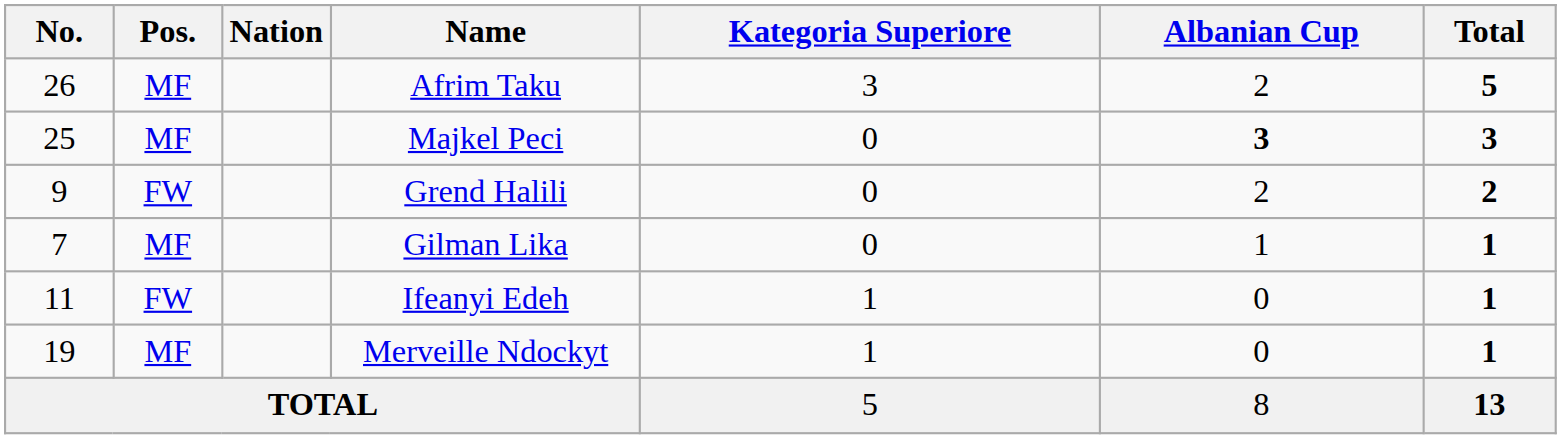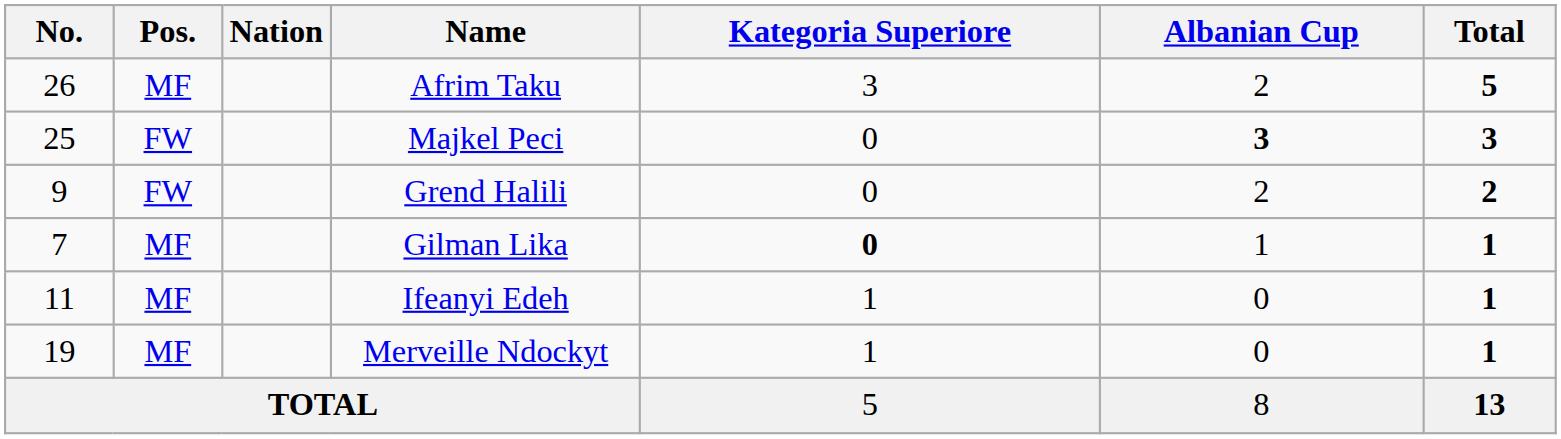(168, 138) MF -> (168, 138) FW
(870, 244) normal -> (870, 244) bold
(168, 298) FW -> (168, 298) MF
